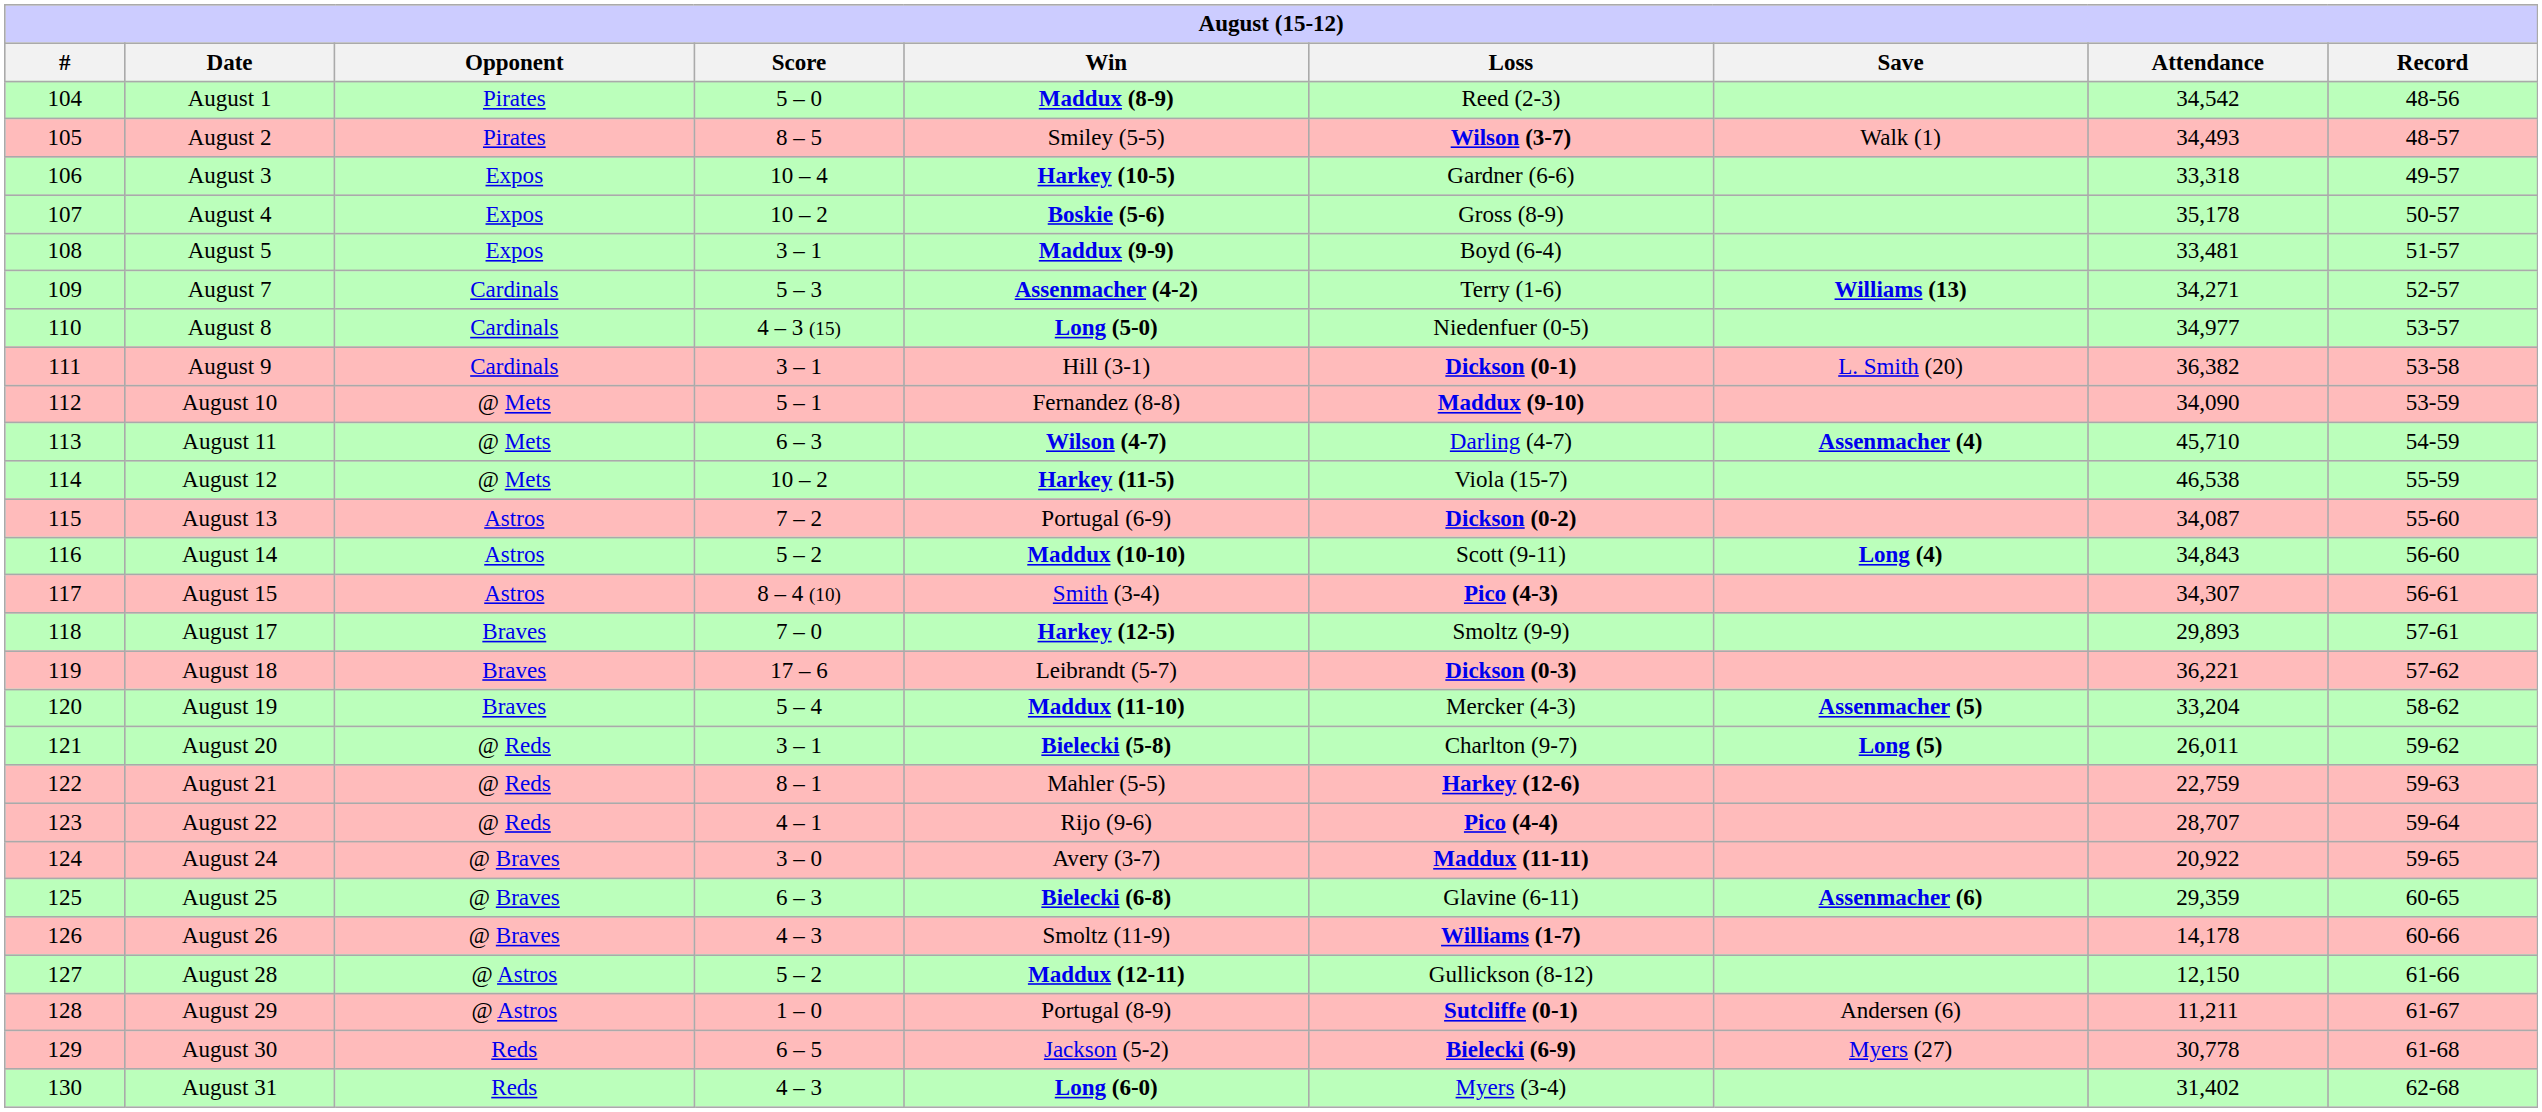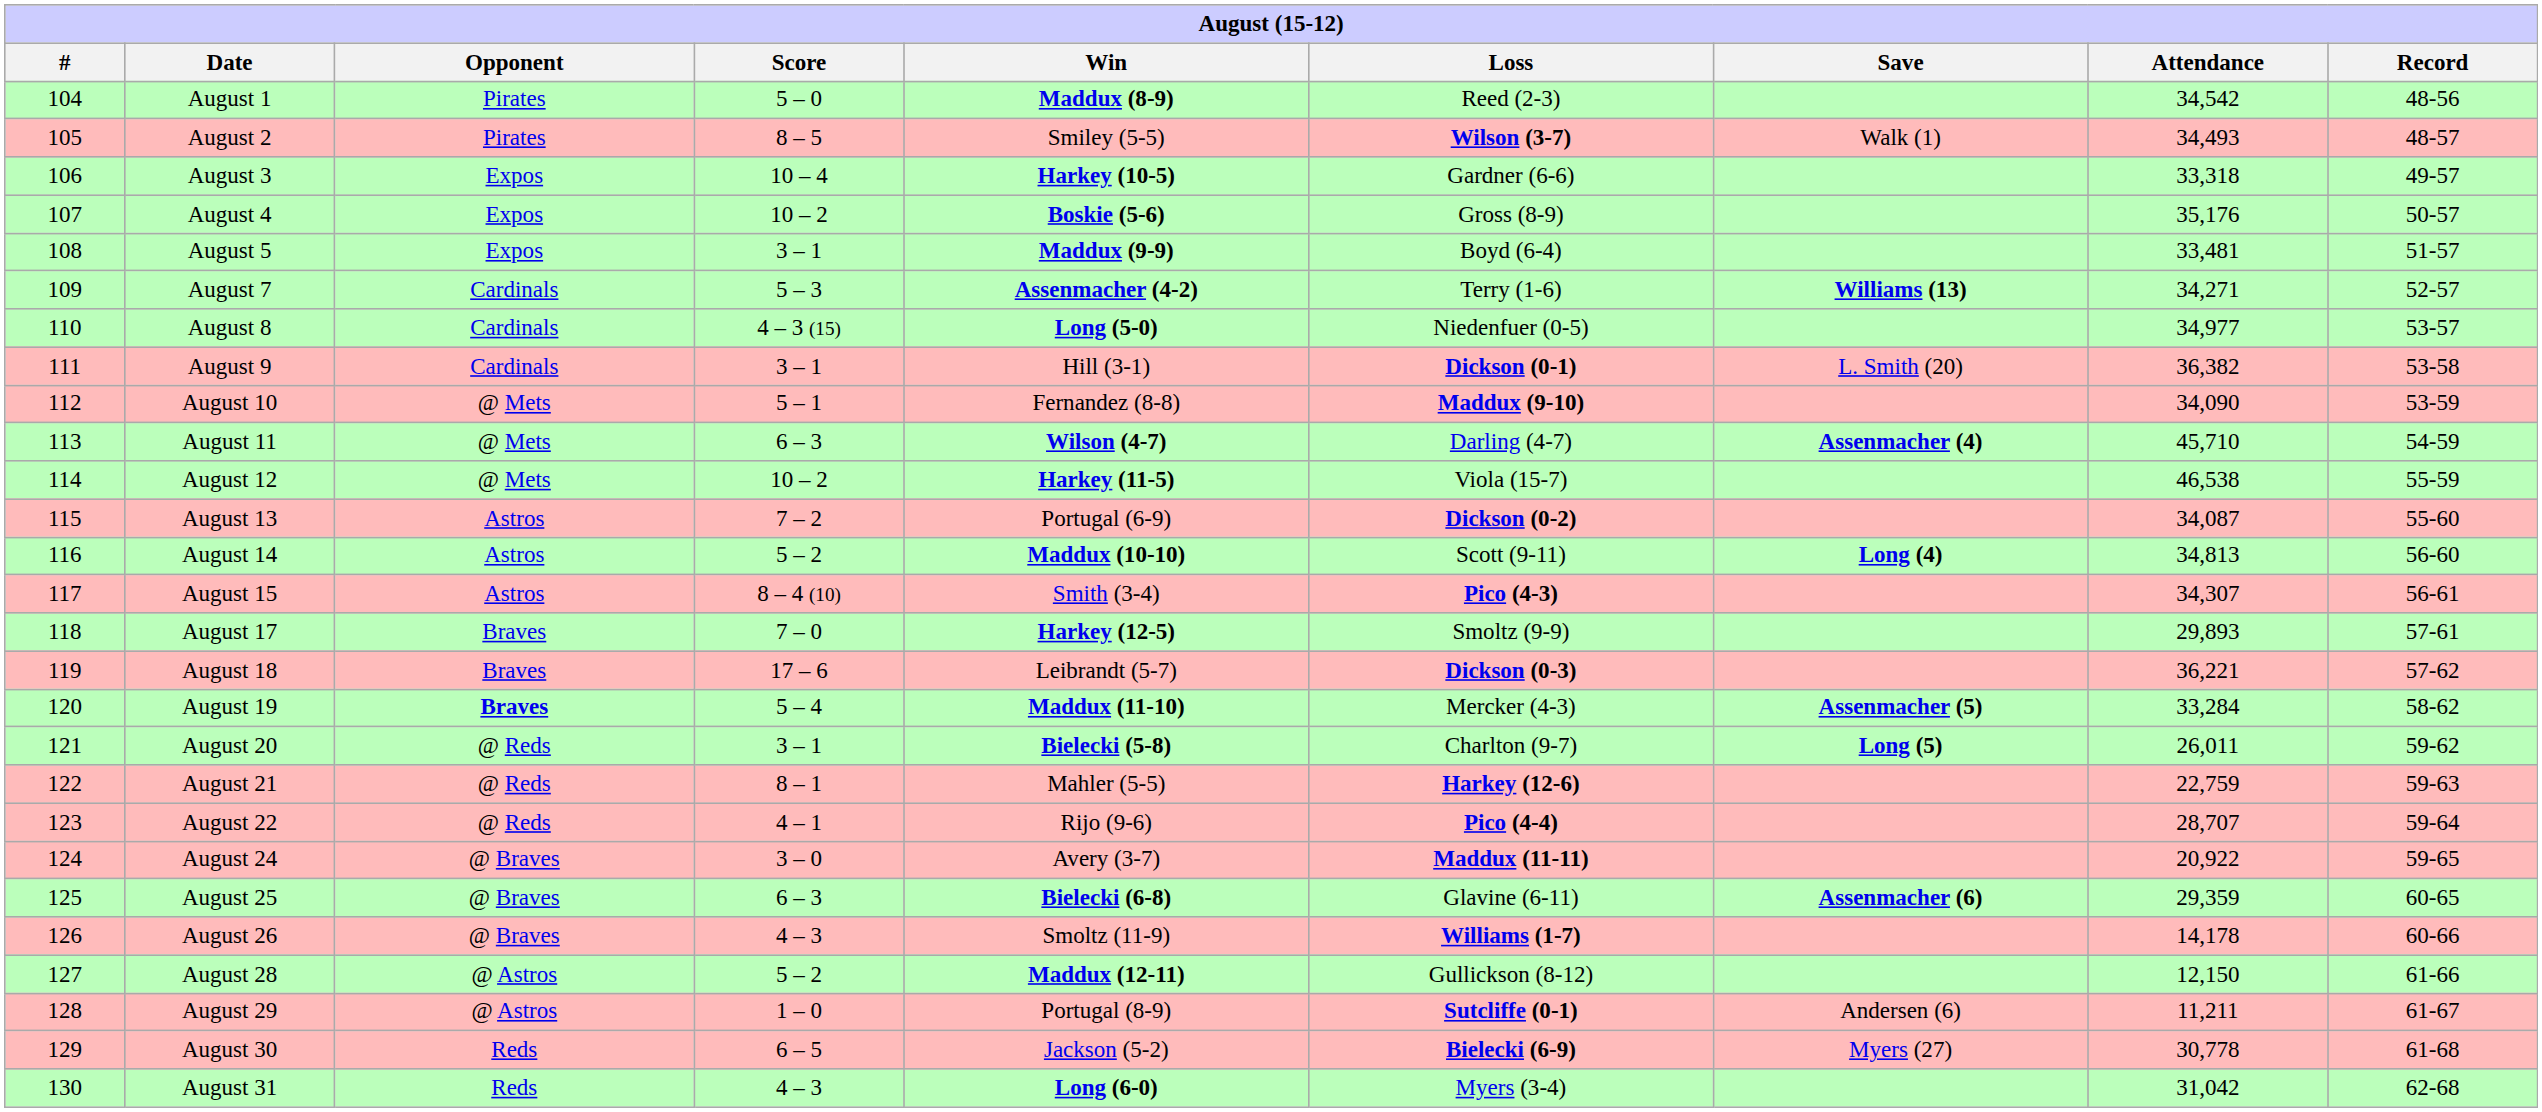(2208, 213) 35,178 -> (2208, 213) 35,176
(2208, 555) 34,843 -> (2208, 555) 34,813
(514, 707) normal -> (514, 707) bold
(2208, 707) 33,204 -> (2208, 707) 33,284
(2208, 1087) 31,402 -> (2208, 1087) 31,042
